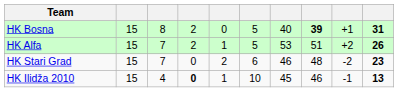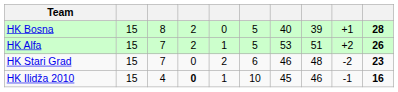(317, 29) bold -> (317, 29) normal
(378, 29) 31 -> (378, 29) 28
(378, 78) 13 -> (378, 78) 16
